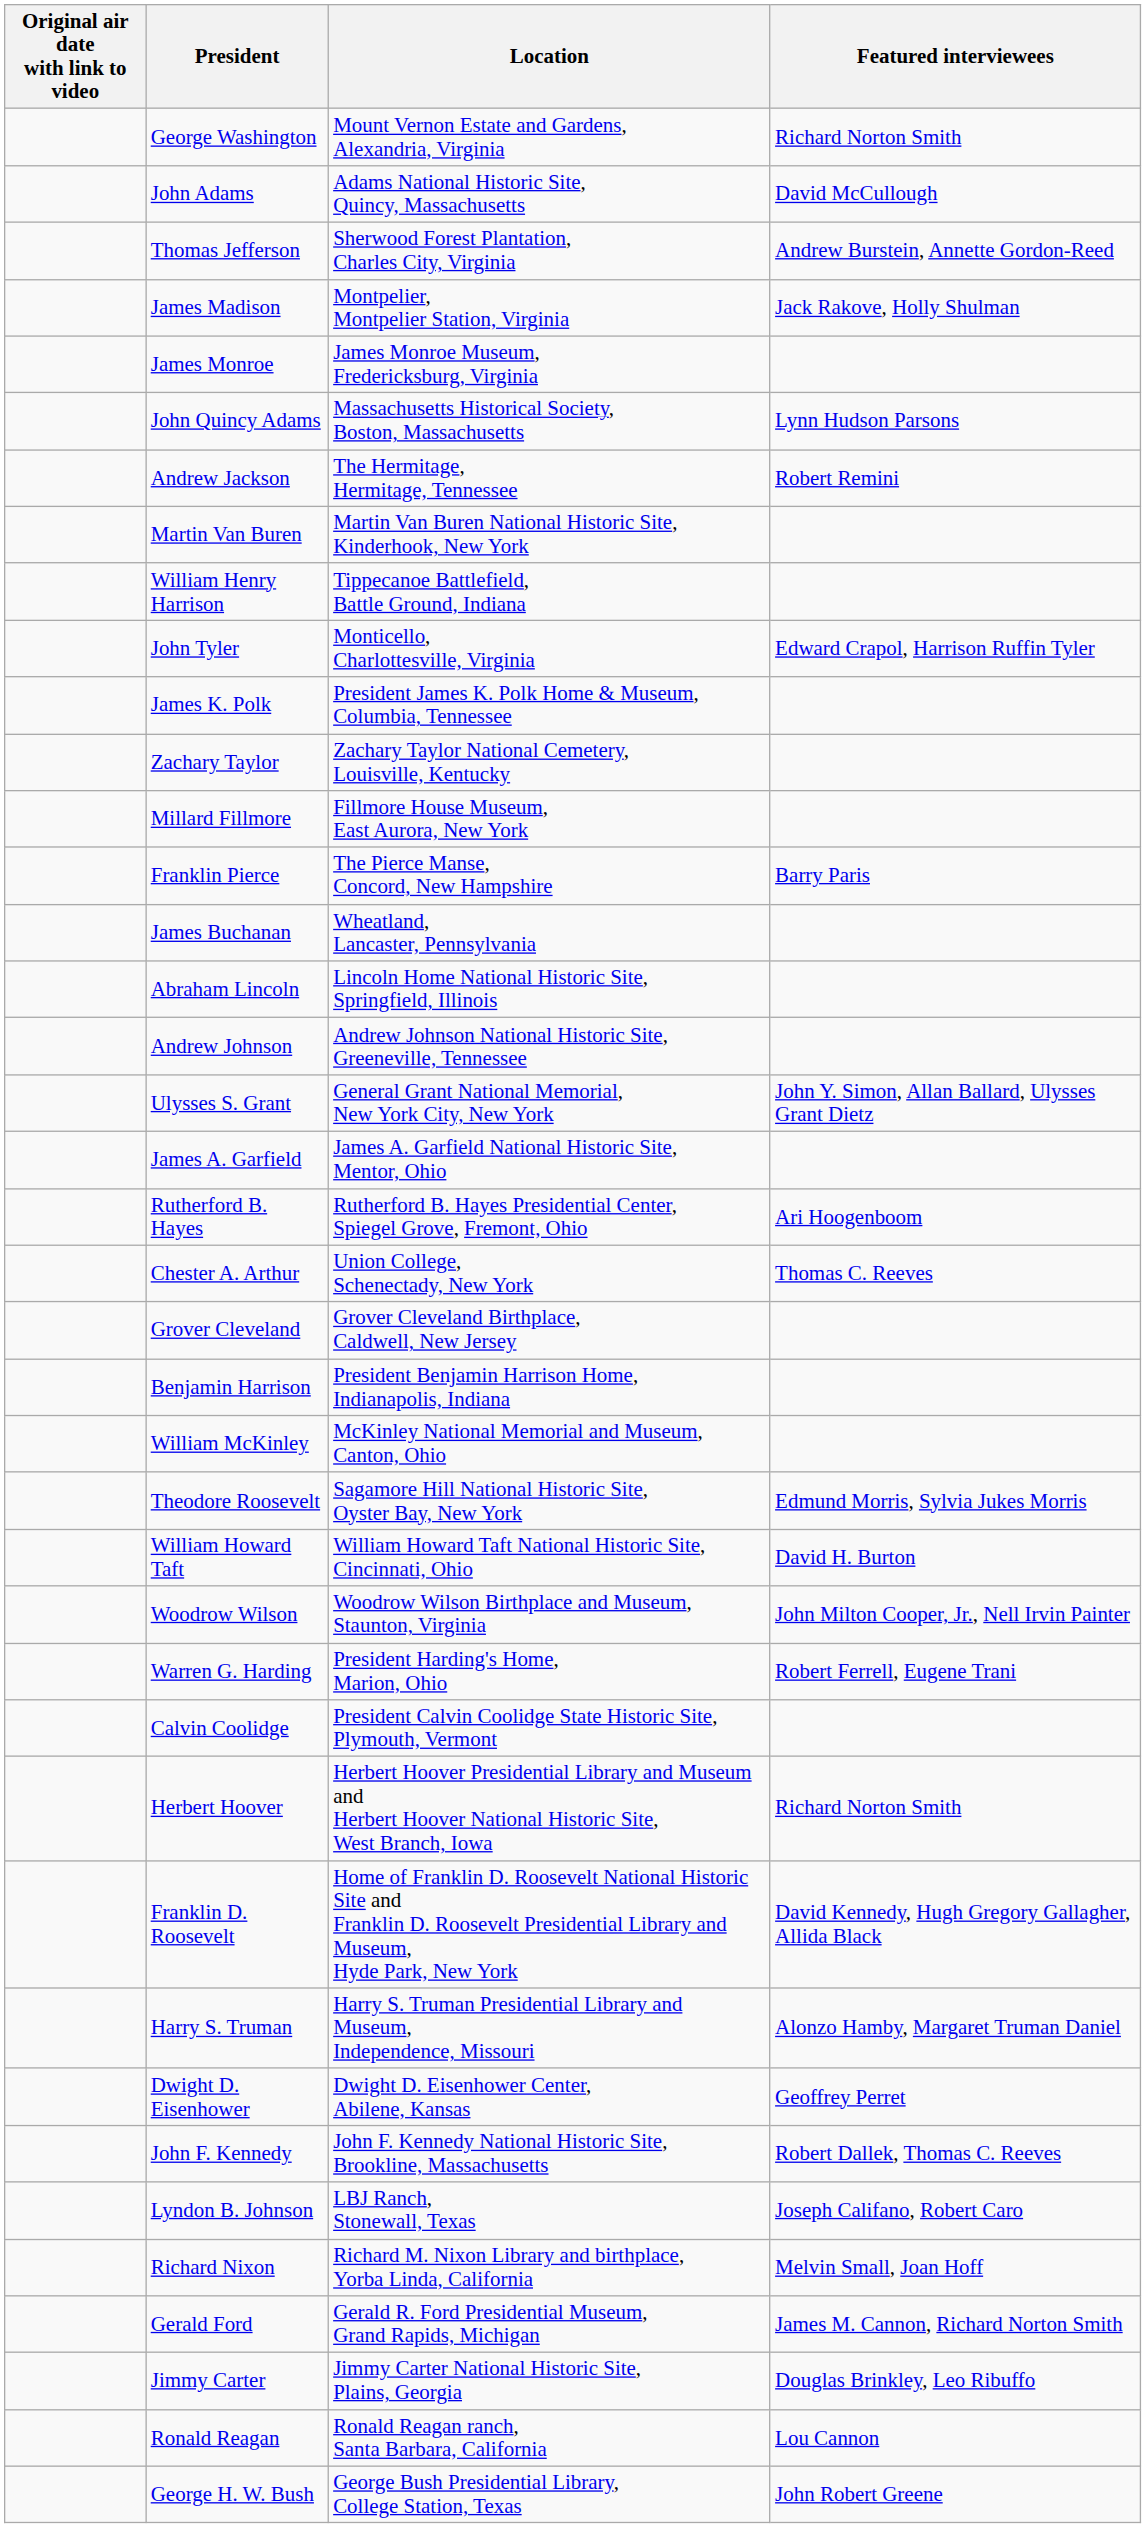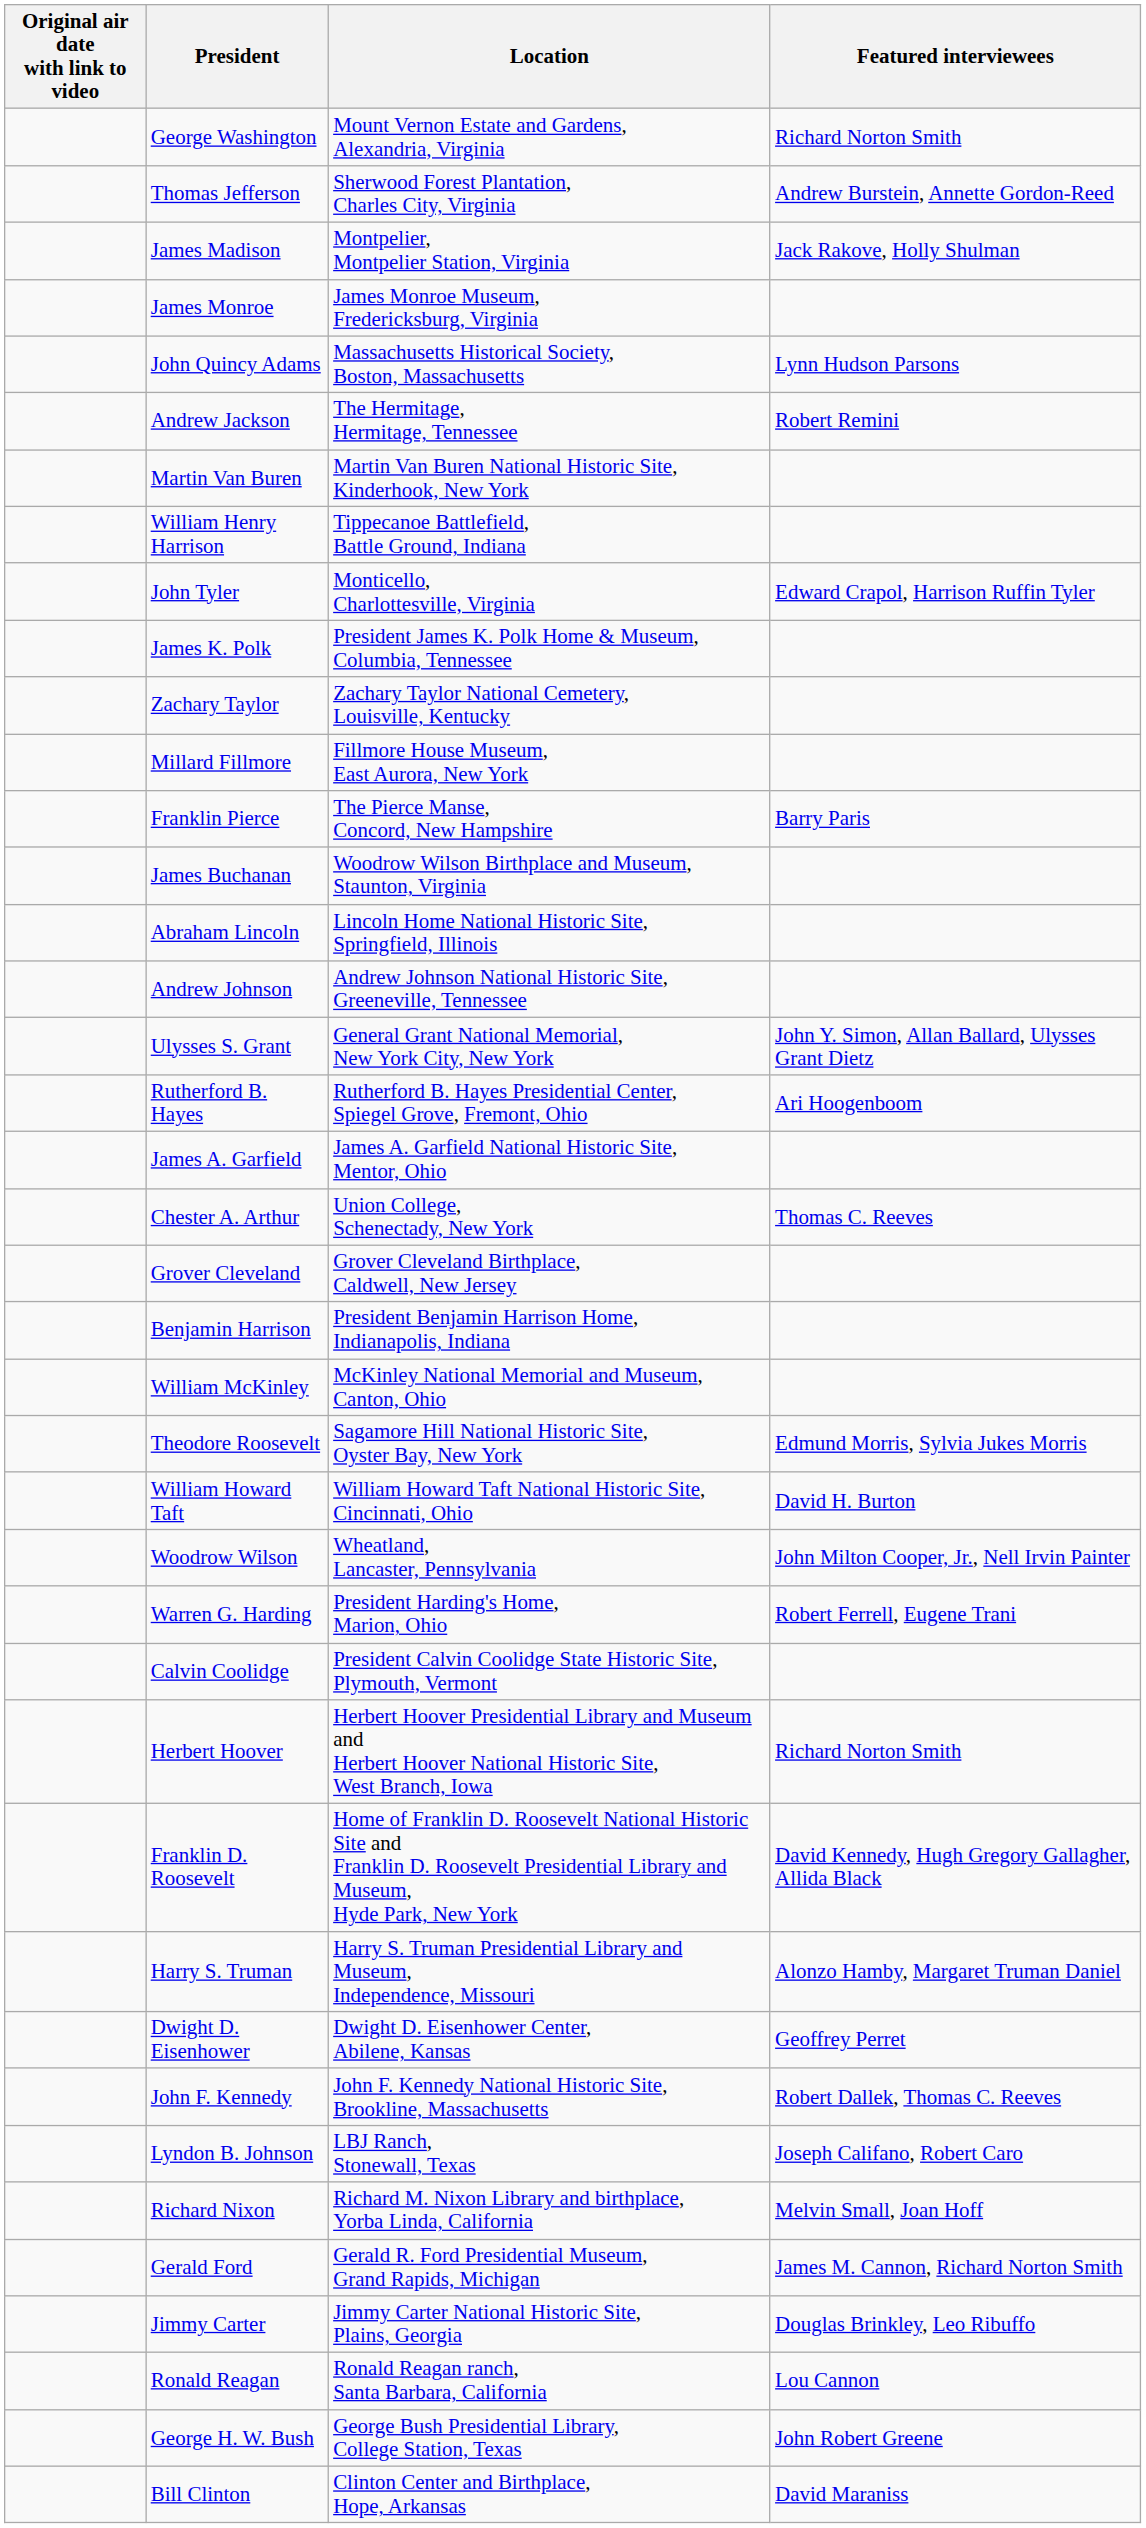- row: (202, 193)
(435, 932) Wheatland, Lancaster, Pennsylvania -> (512, 875) Woodrow Wilson Birthplace and Museum, Staunton, Virginia
rows swapped: (209, 1216) <-> (226, 1159)
(512, 1614) Woodrow Wilson Birthplace and Museum, Staunton, Virginia -> (435, 1557) Wheatland, Lancaster, Pennsylvania
+ row: (201, 2494)
